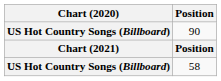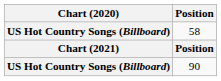rows swapped: (194, 31) <-> (194, 66)
